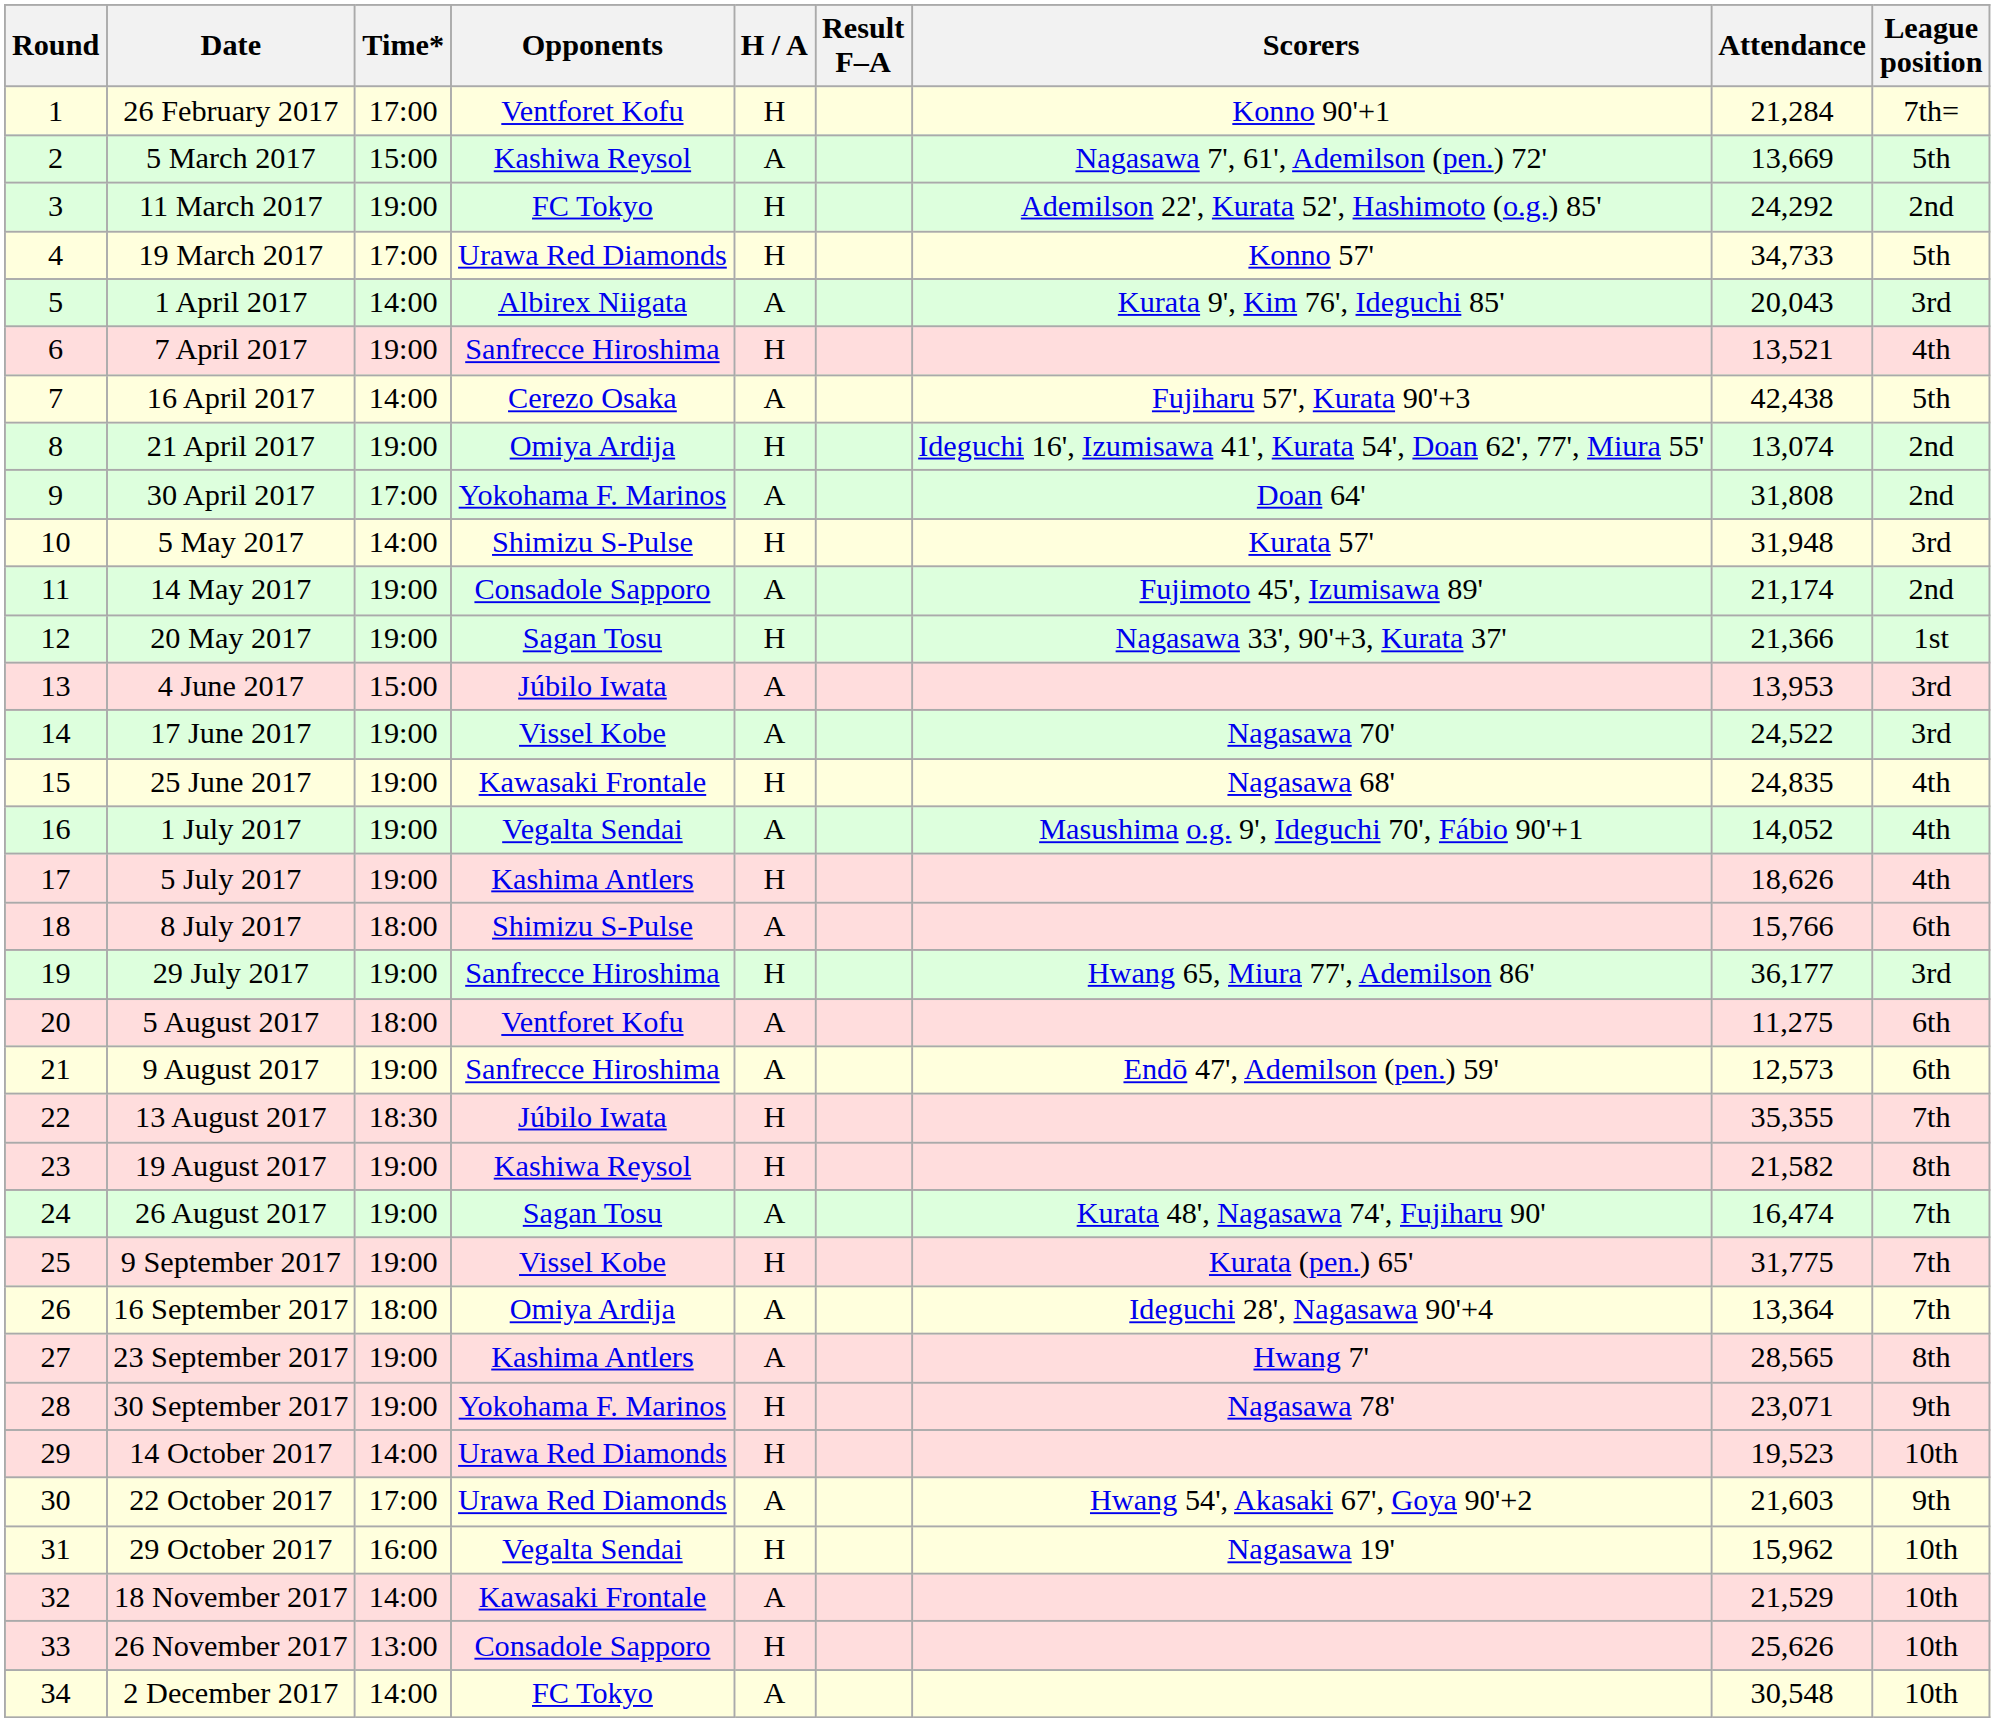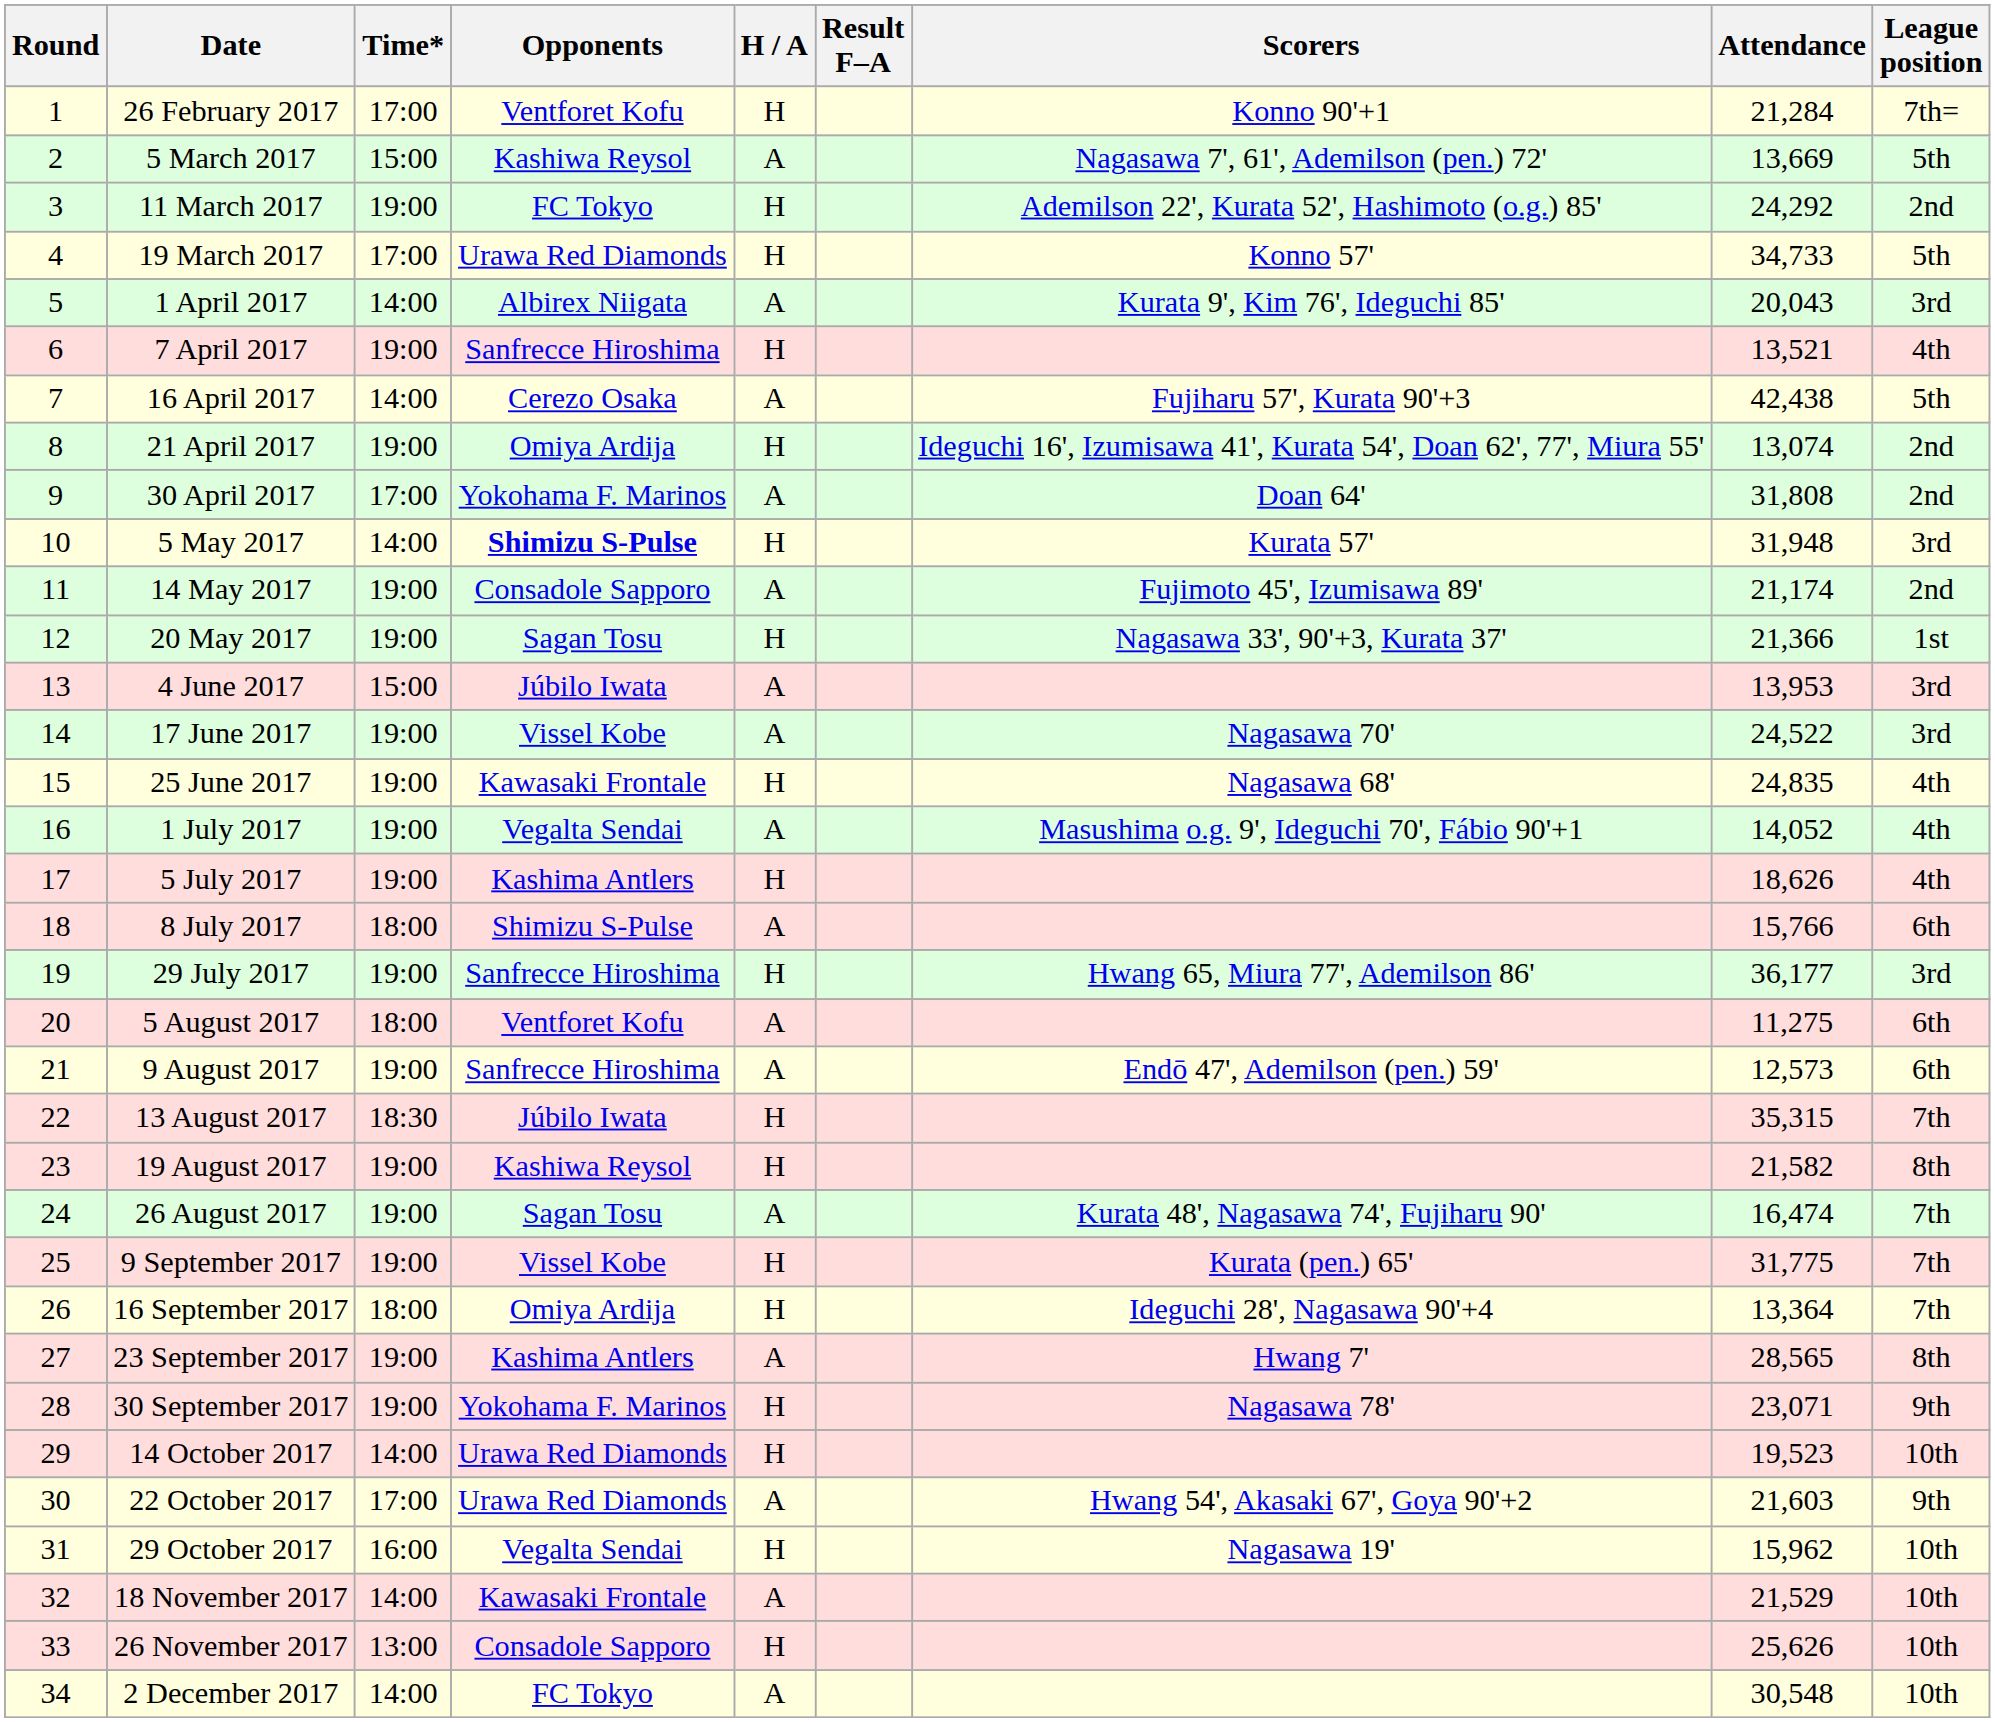(592, 542) normal -> (592, 542) bold
(1792, 1117) 35,355 -> (1792, 1117) 35,315
(774, 1309) A -> (774, 1309) H
